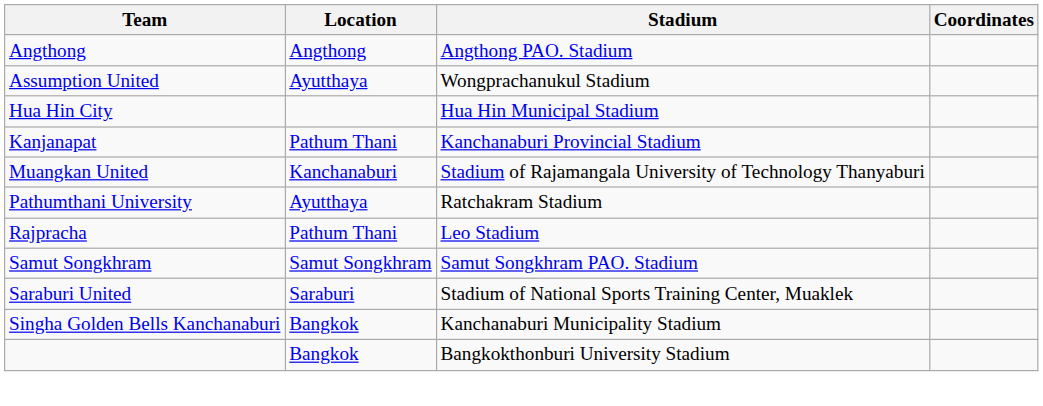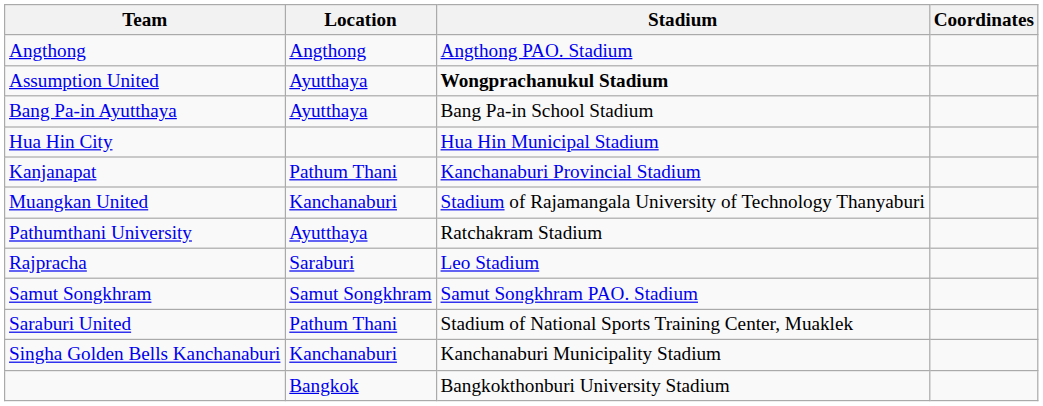(545, 80) normal -> (554, 80) bold
+ row: (93, 111)
(343, 232) Pathum Thani -> (322, 263) Saraburi
(322, 293) Saraburi -> (343, 324) Pathum Thani
(324, 324) Bangkok -> (343, 354) Kanchanaburi
